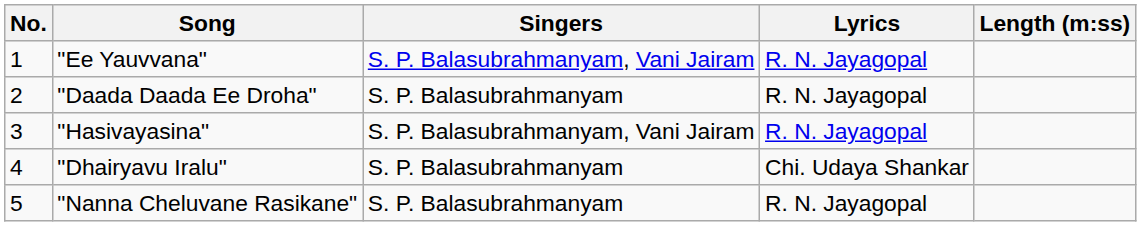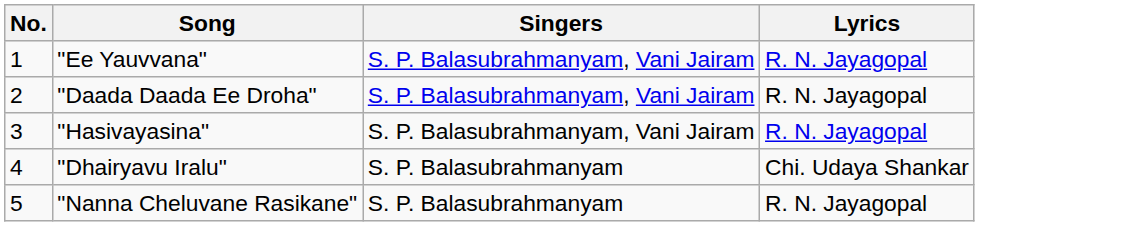- column: (1055, 23)
(496, 95) S. P. Balasubrahmanyam -> (561, 95) S. P. Balasubrahmanyam, Vani Jairam
